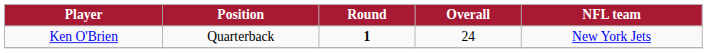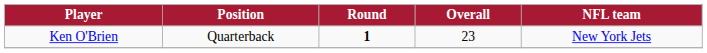(468, 36) 24 -> (468, 36) 23
